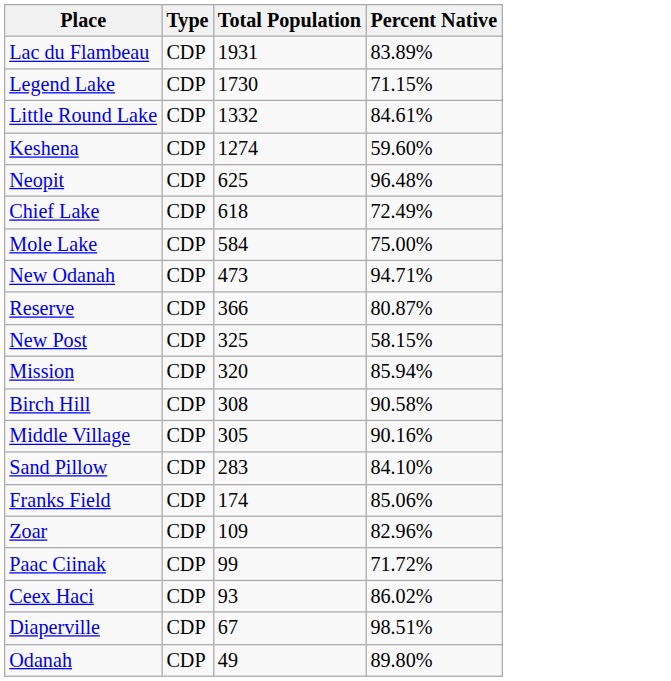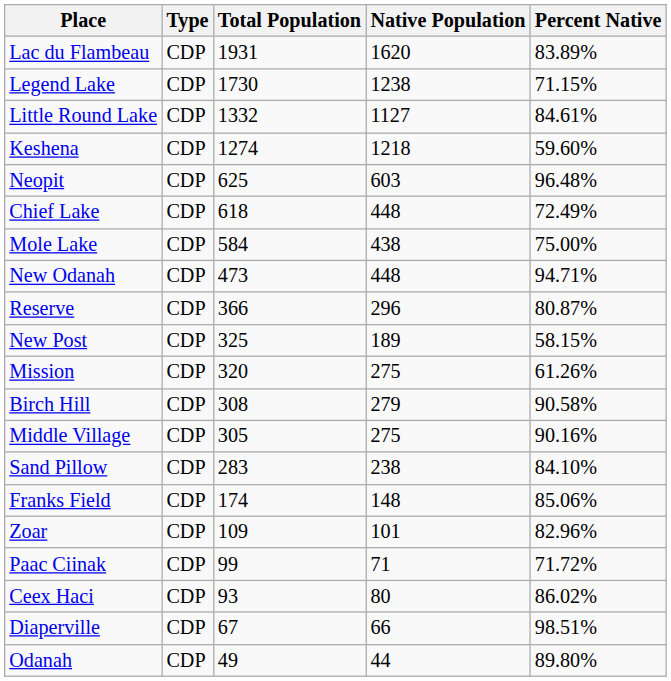+ column: (448, 20)
(401, 372) 85.94% -> (566, 372) 61.26%
